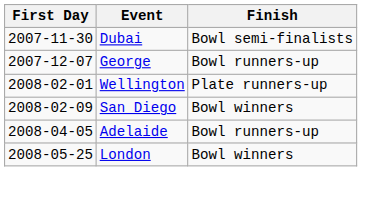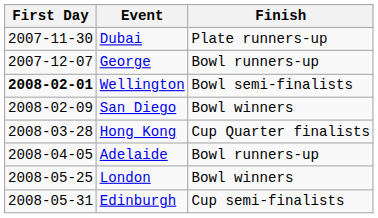(272, 39) Bowl semi-finalists -> (260, 39) Plate runners-up
(50, 85) normal -> (50, 85) bold
(260, 85) Plate runners-up -> (272, 85) Bowl semi-finalists
+ row: (138, 132)
+ row: (138, 201)
